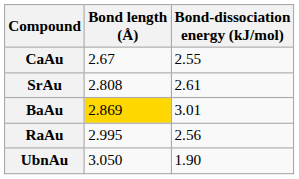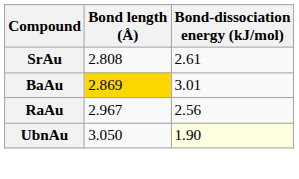- row: (45, 59)
(105, 135) 2.995 -> (105, 109) 2.967
(188, 160) no background -> (188, 135) lightyellow background
